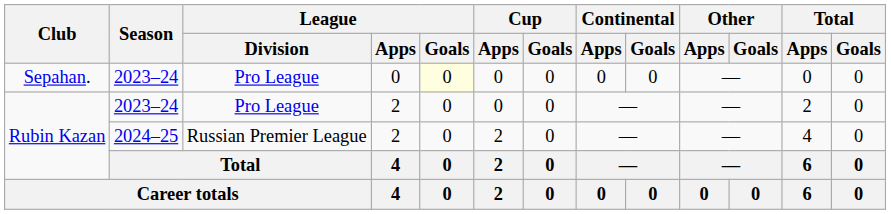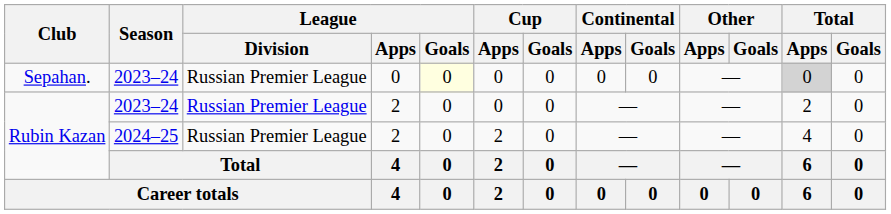(277, 77) Pro League -> (277, 77) Russian Premier League
(807, 77) no background -> (807, 77) lightgrey background
(277, 106) Pro League -> (277, 106) Russian Premier League
